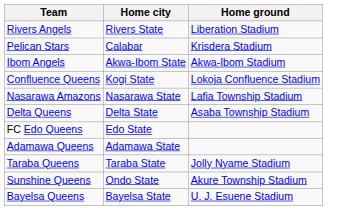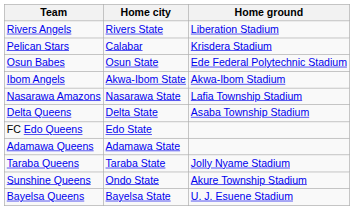+ row: (36, 63)
- row: (53, 79)
